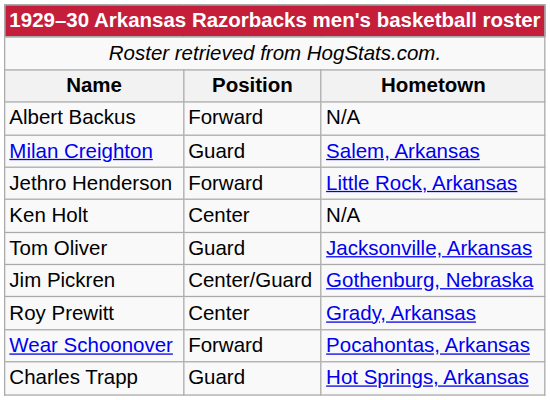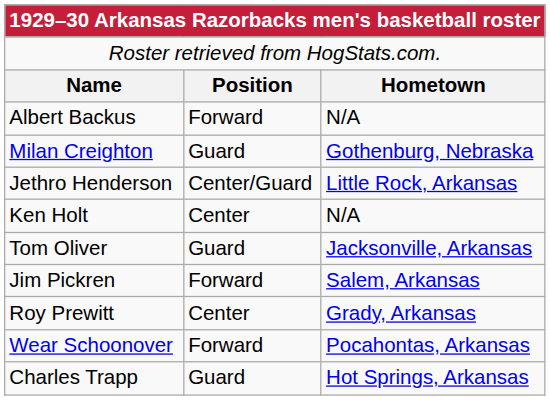(403, 150) Salem, Arkansas -> (430, 150) Gothenburg, Nebraska
(226, 183) Forward -> (250, 183) Center/Guard
(250, 280) Center/Guard -> (226, 280) Forward
(430, 280) Gothenburg, Nebraska -> (403, 280) Salem, Arkansas
